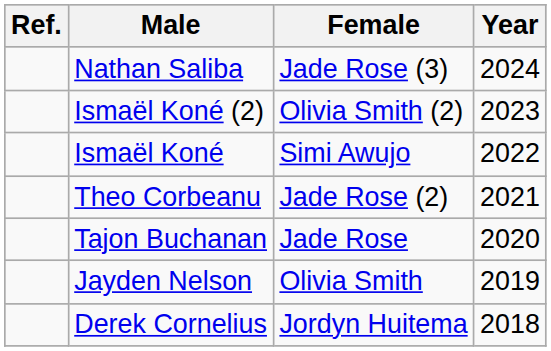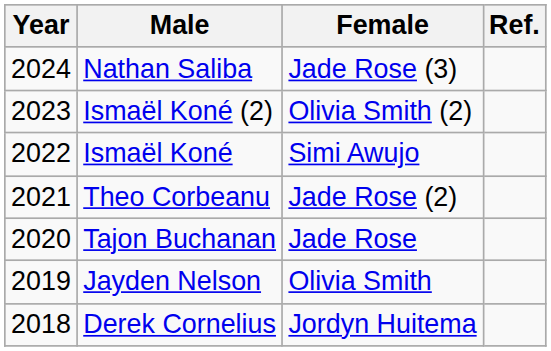columns swapped: (510, 25) <-> (36, 25)
